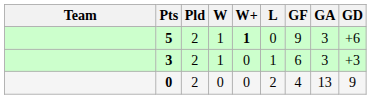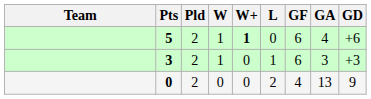(298, 37) 9 -> (298, 37) 6
(325, 37) 3 -> (325, 37) 4
